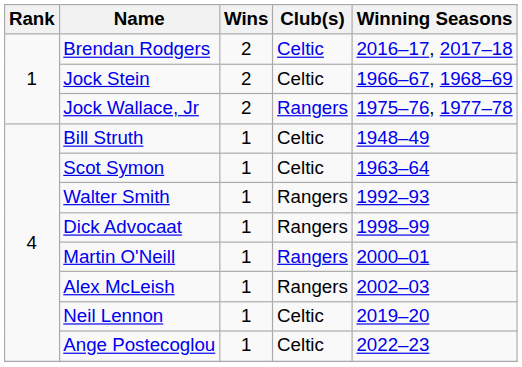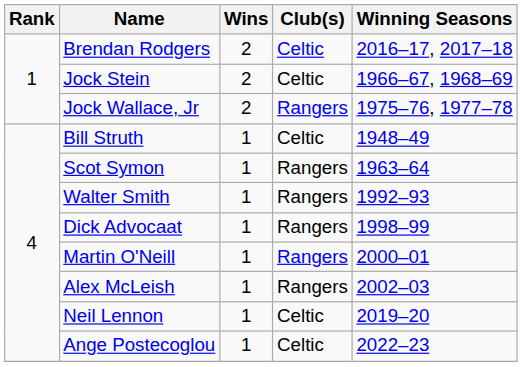(300, 167) Celtic -> (312, 167) Rangers
